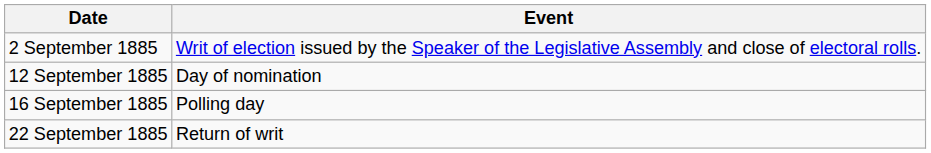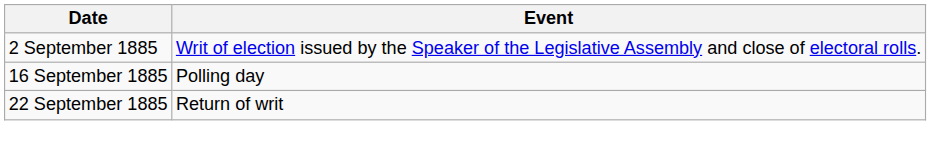- row: (88, 76)
